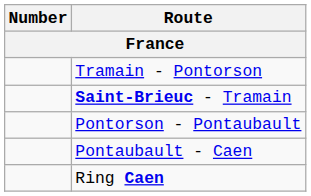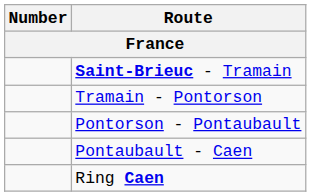rows swapped: (183, 98) <-> (169, 71)
